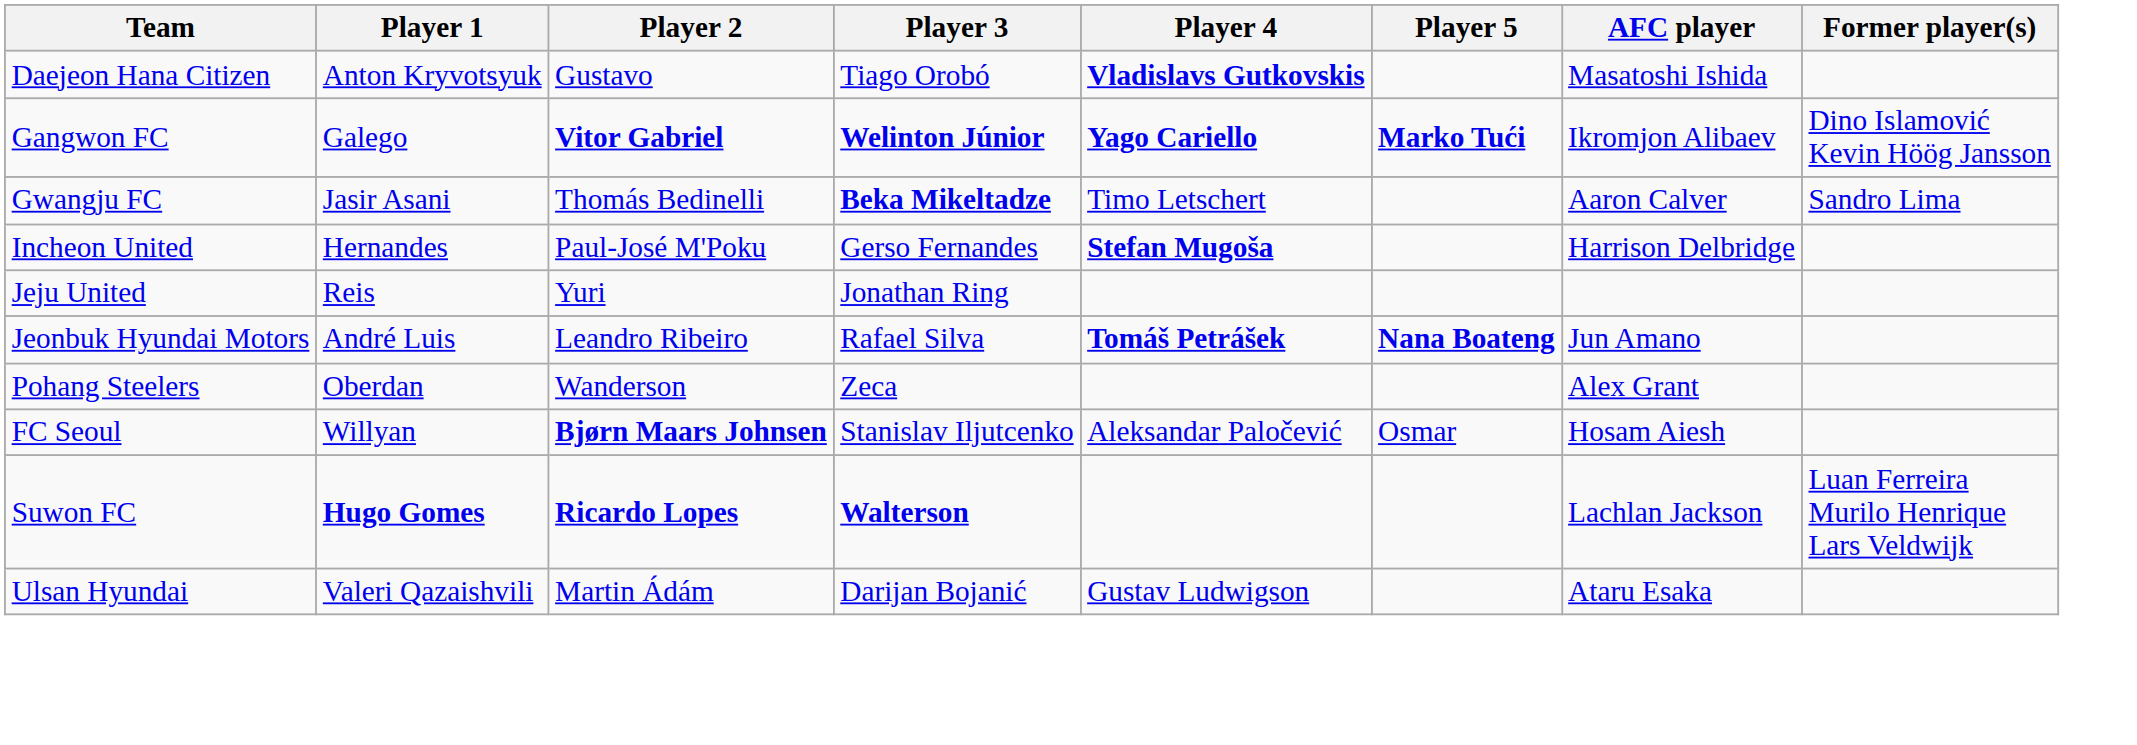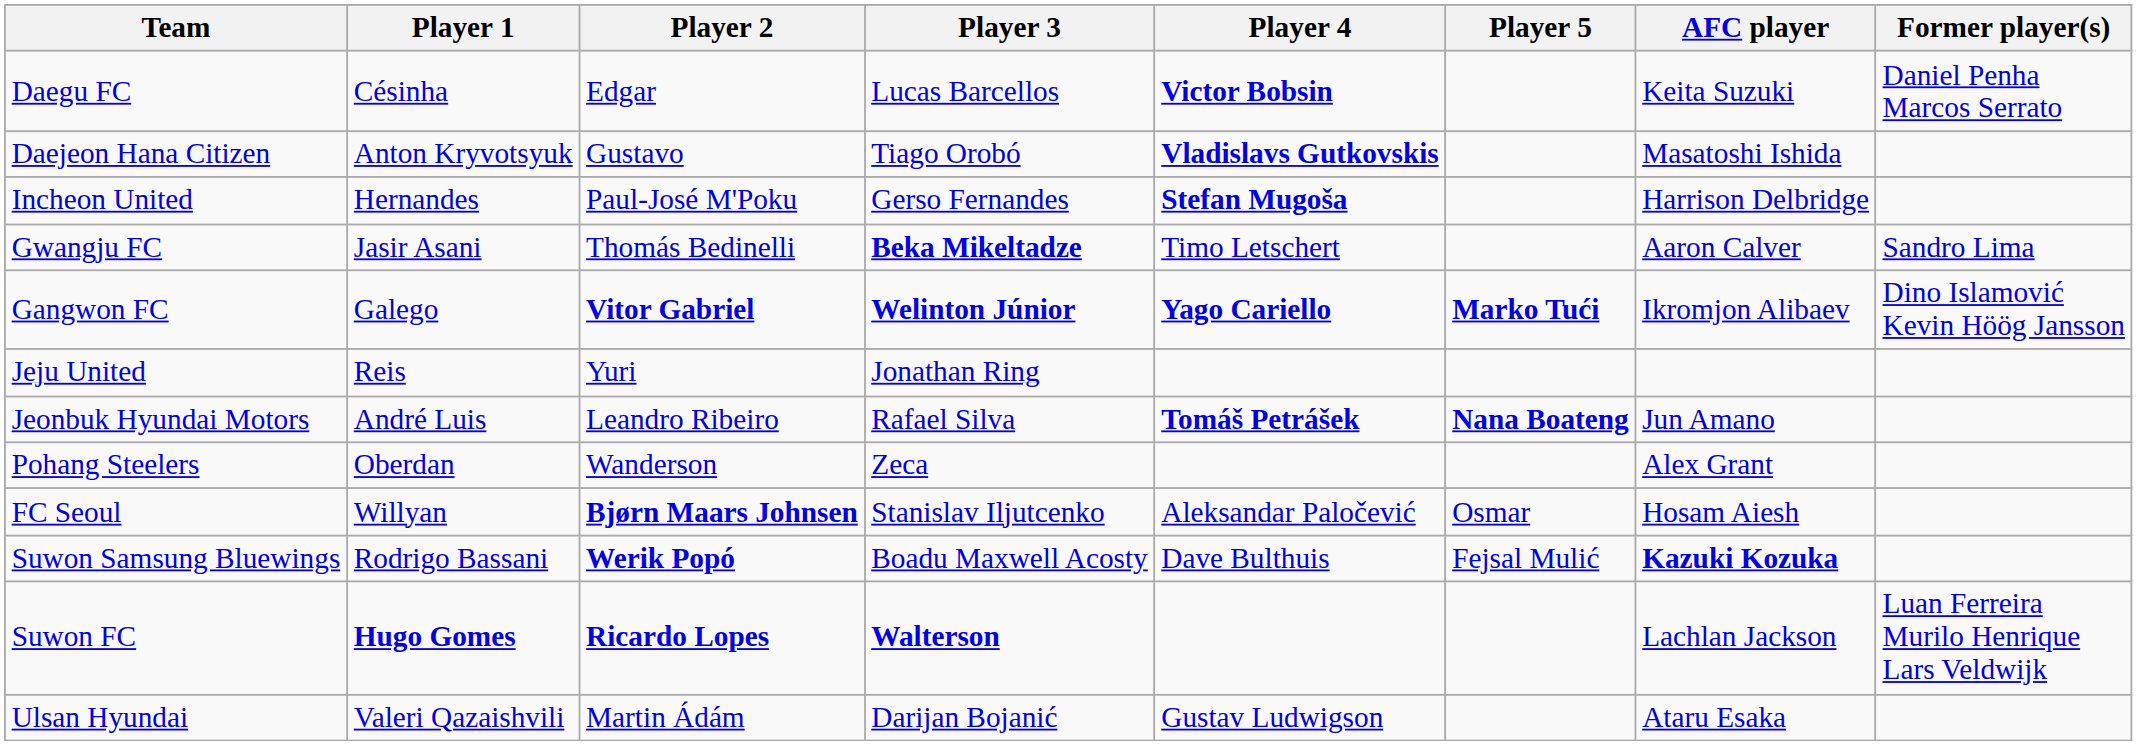+ row: (71, 90)
rows swapped: (90, 137) <-> (102, 246)
+ row: (176, 557)
